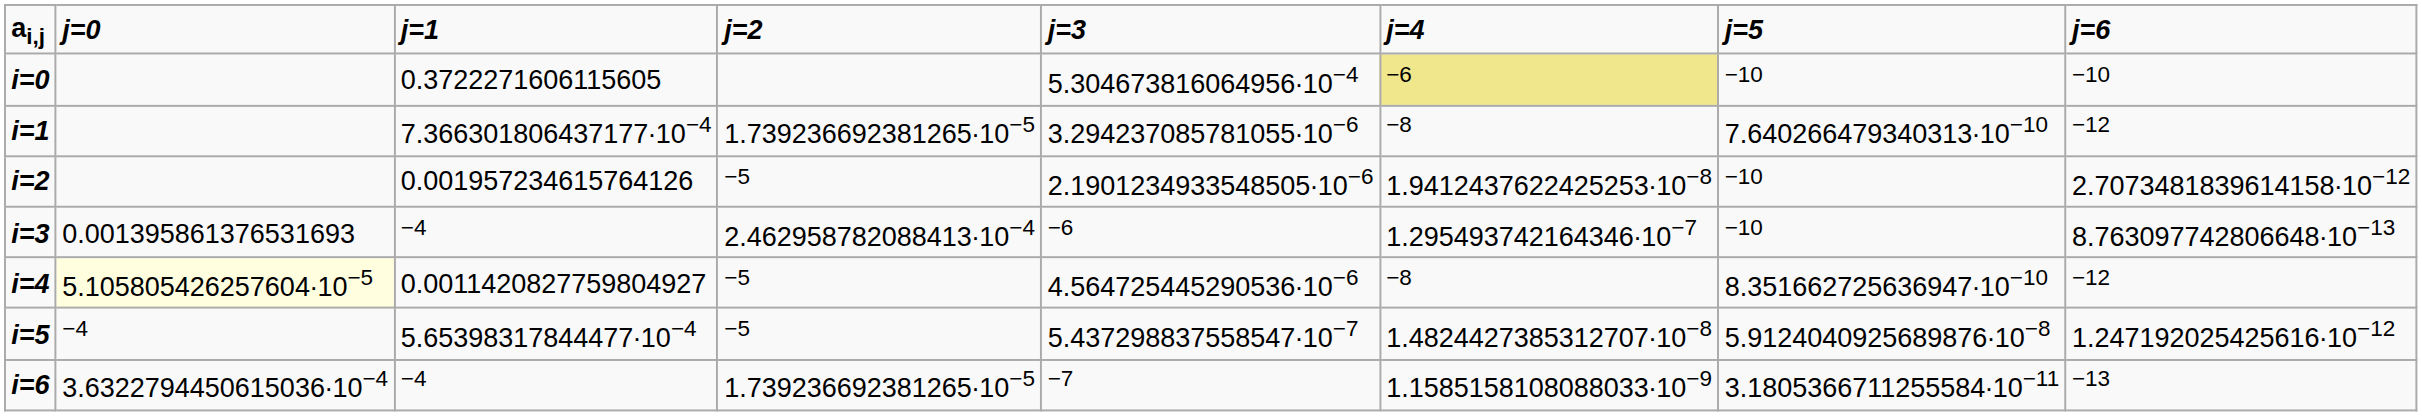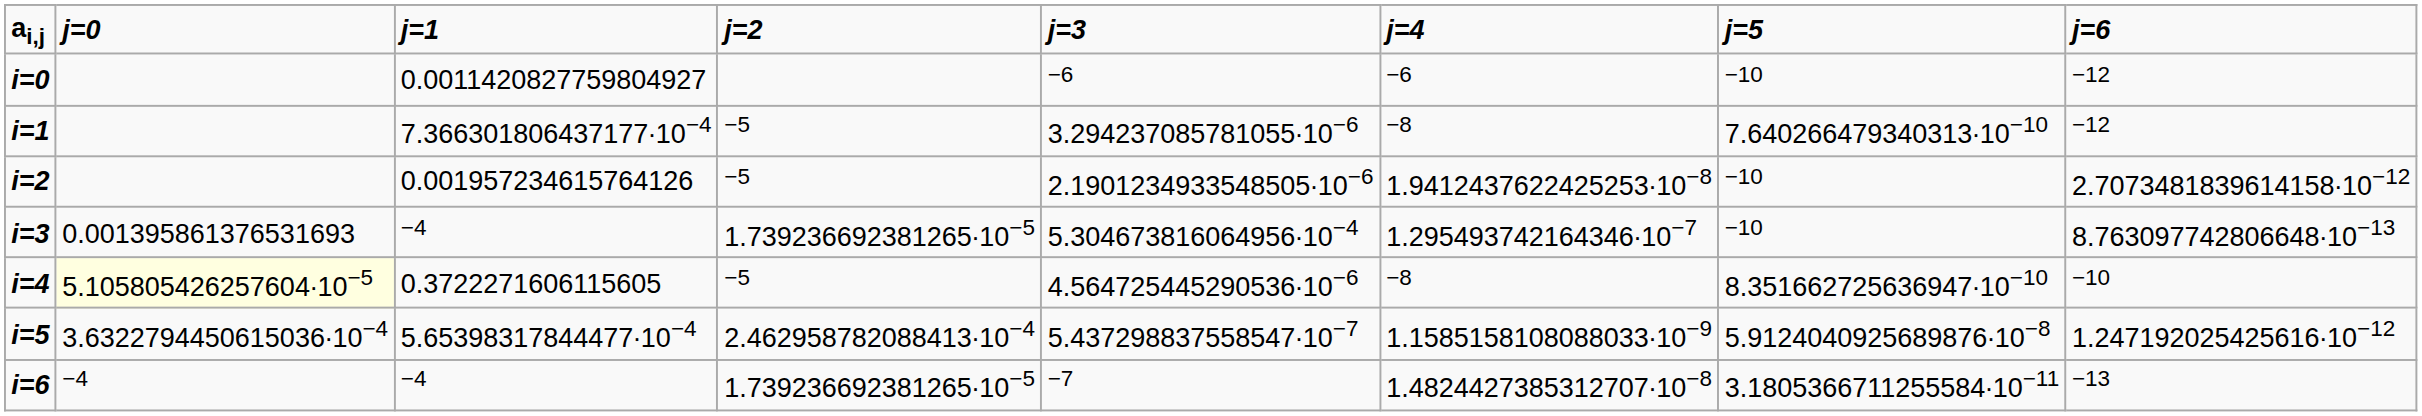(531, 79) 0.3722271606115605 -> (554, 79) 0.0011420827759804927
(1203, 79) 5.304673816064956∙10−4 -> (1061, 73) −6
(1399, 73) khaki background -> (1399, 73) no background
(2091, 73) −10 -> (2091, 73) −12
(880, 130) 1.739236692381265∙10−5 -> (737, 124) −5
(880, 232) 2.462958782088413∙10−4 -> (880, 232) 1.739236692381265∙10−5
(1061, 226) −6 -> (1203, 232) 5.304673816064956∙10−4
(554, 283) 0.0011420827759804927 -> (531, 283) 0.3722271606115605
(2091, 276) −12 -> (2091, 276) −10
(75, 327) −4 -> (225, 334) 3.6322794450615036∙10−4
(737, 327) −5 -> (880, 334) 2.462958782088413∙10−4
(1549, 334) 1.4824427385312707∙10−8 -> (1549, 334) 1.1585158108088033∙10−9
(225, 384) 3.6322794450615036∙10−4 -> (75, 378) −4
(1549, 384) 1.1585158108088033∙10−9 -> (1549, 384) 1.4824427385312707∙10−8
